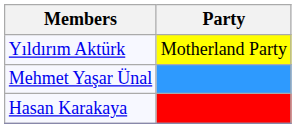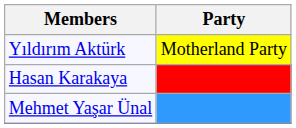rows swapped: (68, 108) <-> (81, 79)
